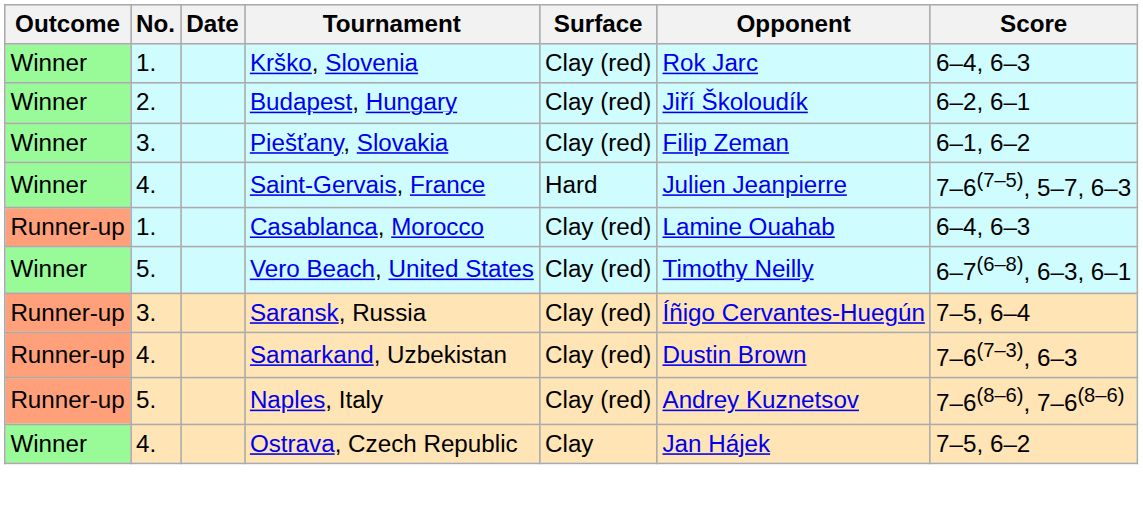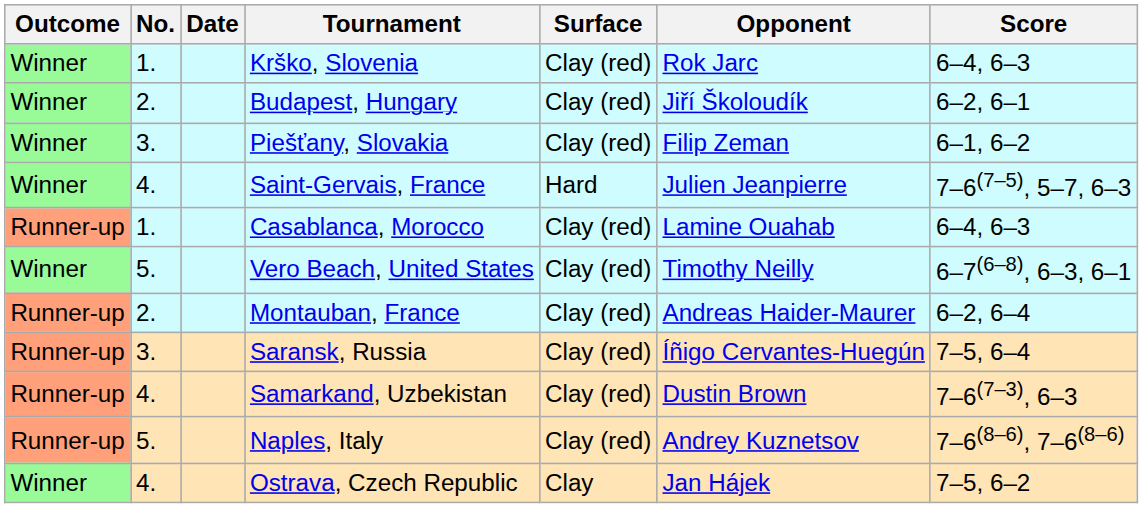+ row: (355, 311)
